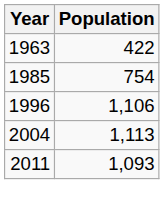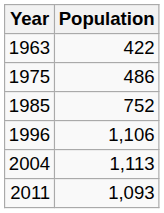+ row: (30, 77)
(139, 77) 754 -> (139, 106) 752
